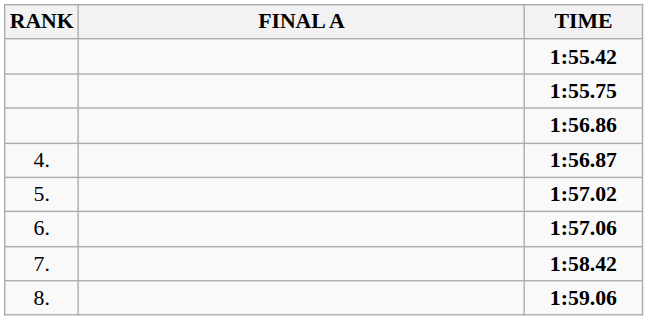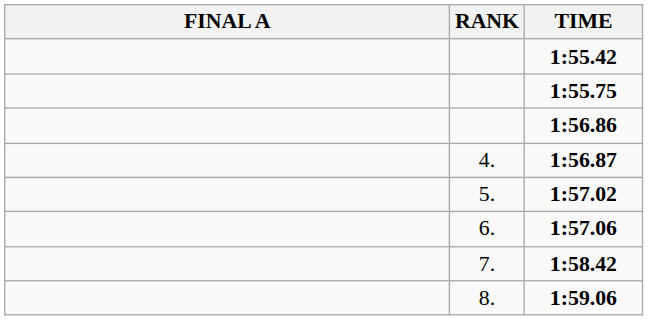columns swapped: (42, 21) <-> (301, 21)
